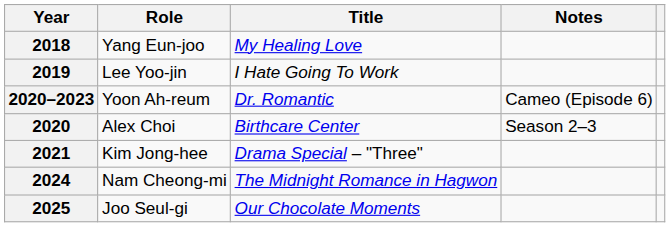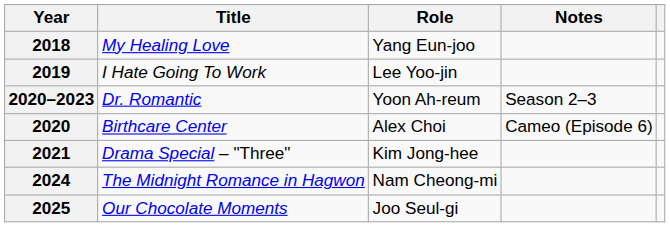columns swapped: (366, 18) <-> (164, 18)
(579, 99) Cameo (Episode 6) -> (551, 99) Season 2–3
(551, 126) Season 2–3 -> (579, 126) Cameo (Episode 6)
